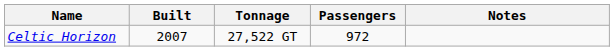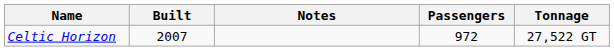columns swapped: (262, 15) <-> (507, 15)
